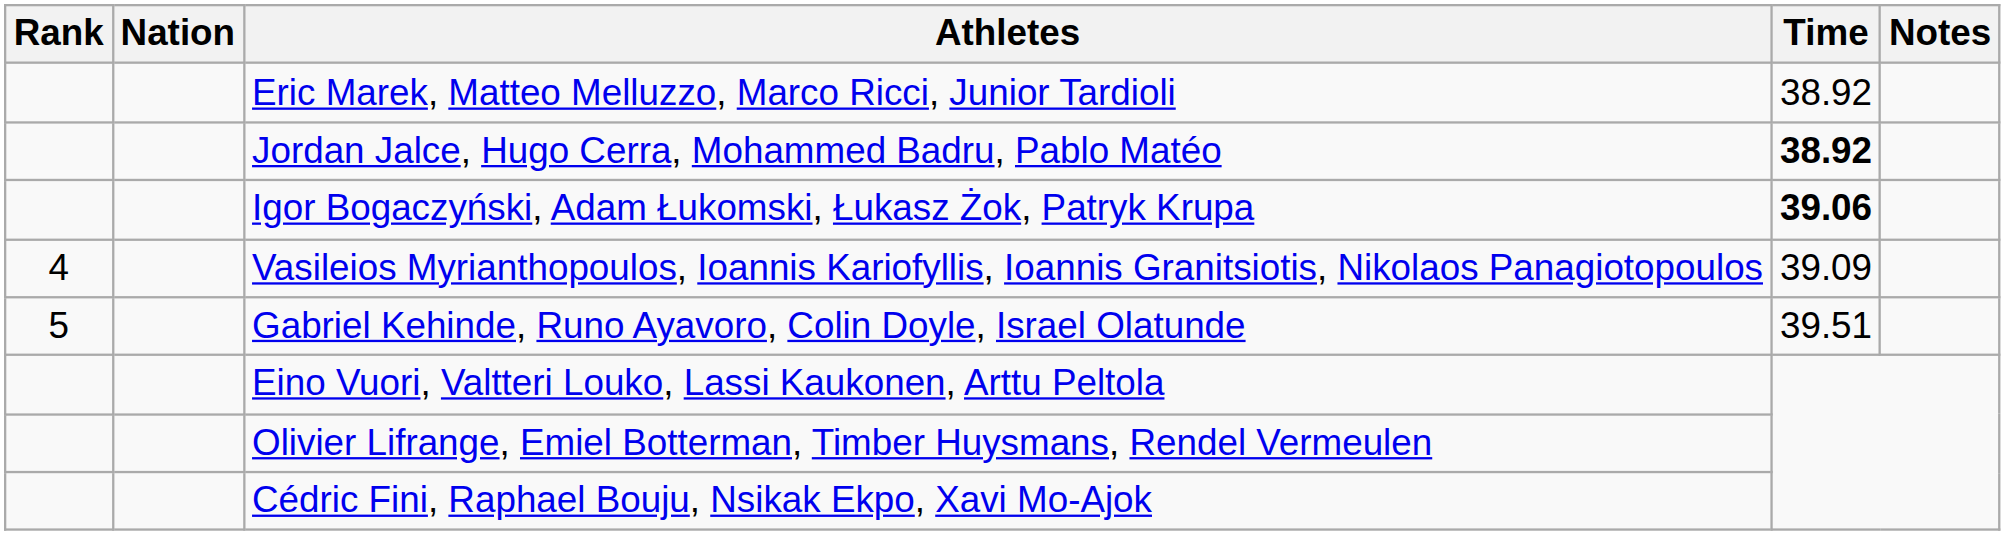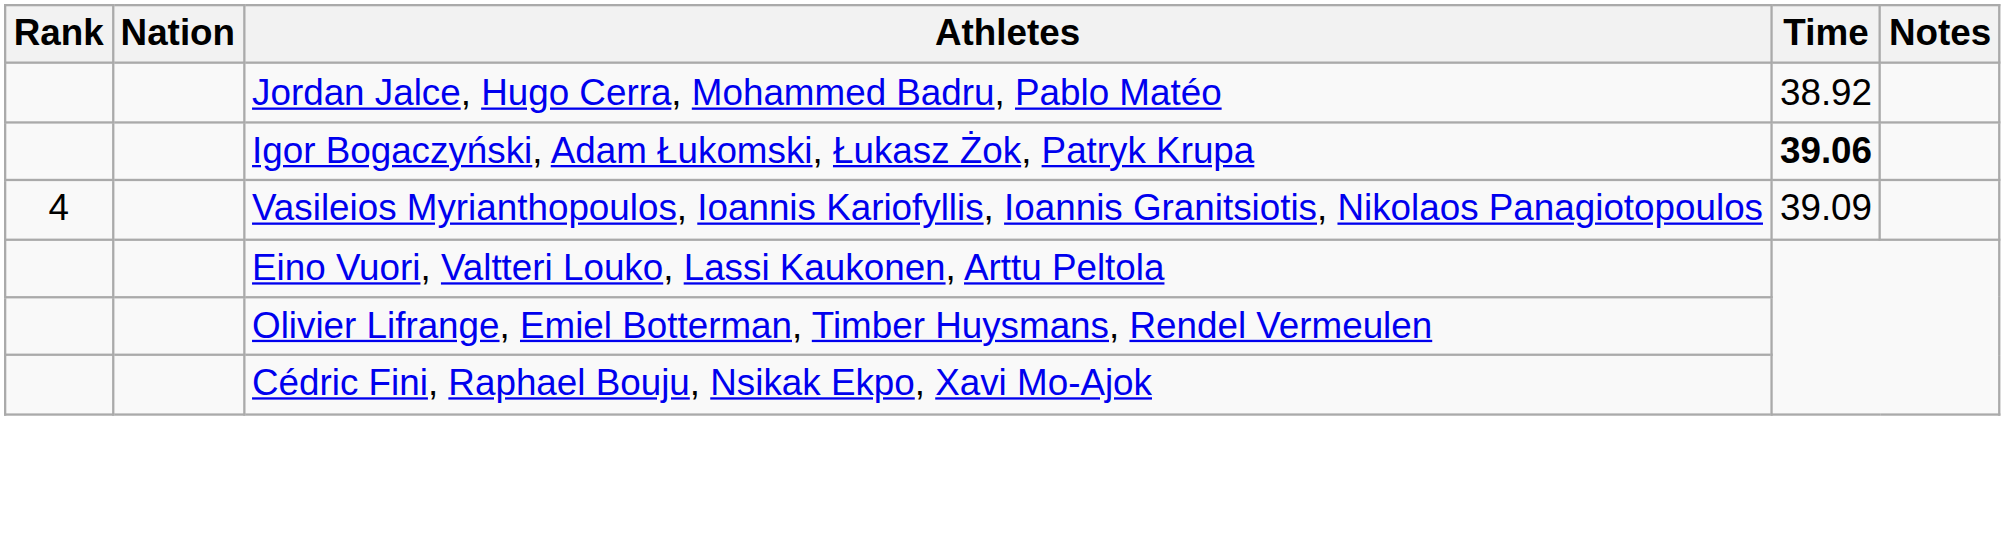- row: (714, 92)
(1826, 150) bold -> (1826, 92) normal
- row: (749, 325)
